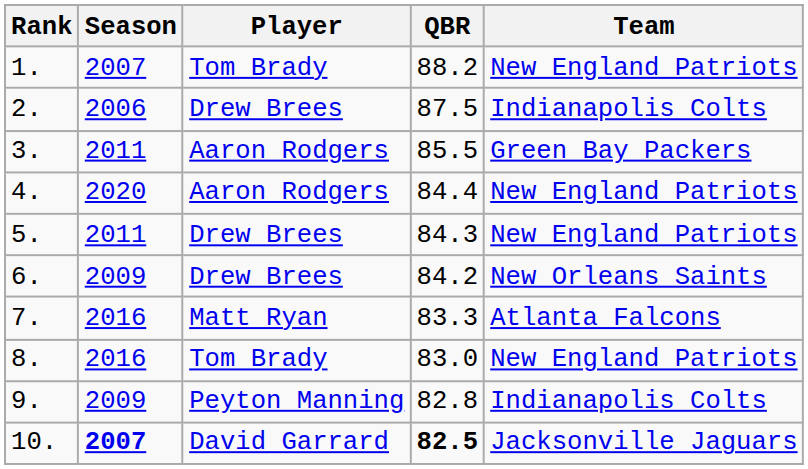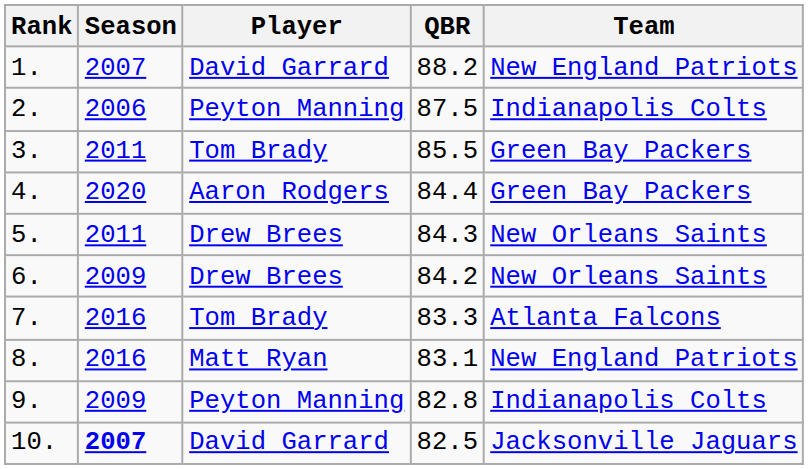(258, 68) Tom Brady -> (289, 68) David Garrard
(266, 109) Drew Brees -> (297, 109) Peyton Manning
(289, 151) Aaron Rodgers -> (258, 151) Tom Brady
(644, 193) New England Patriots -> (621, 193) Green Bay Packers
(644, 235) New England Patriots -> (629, 235) New Orleans Saints
(258, 318) Matt Ryan -> (258, 318) Tom Brady
(258, 360) Tom Brady -> (258, 360) Matt Ryan
(447, 360) 83.0 -> (447, 360) 83.1
(447, 443) bold -> (447, 443) normal
